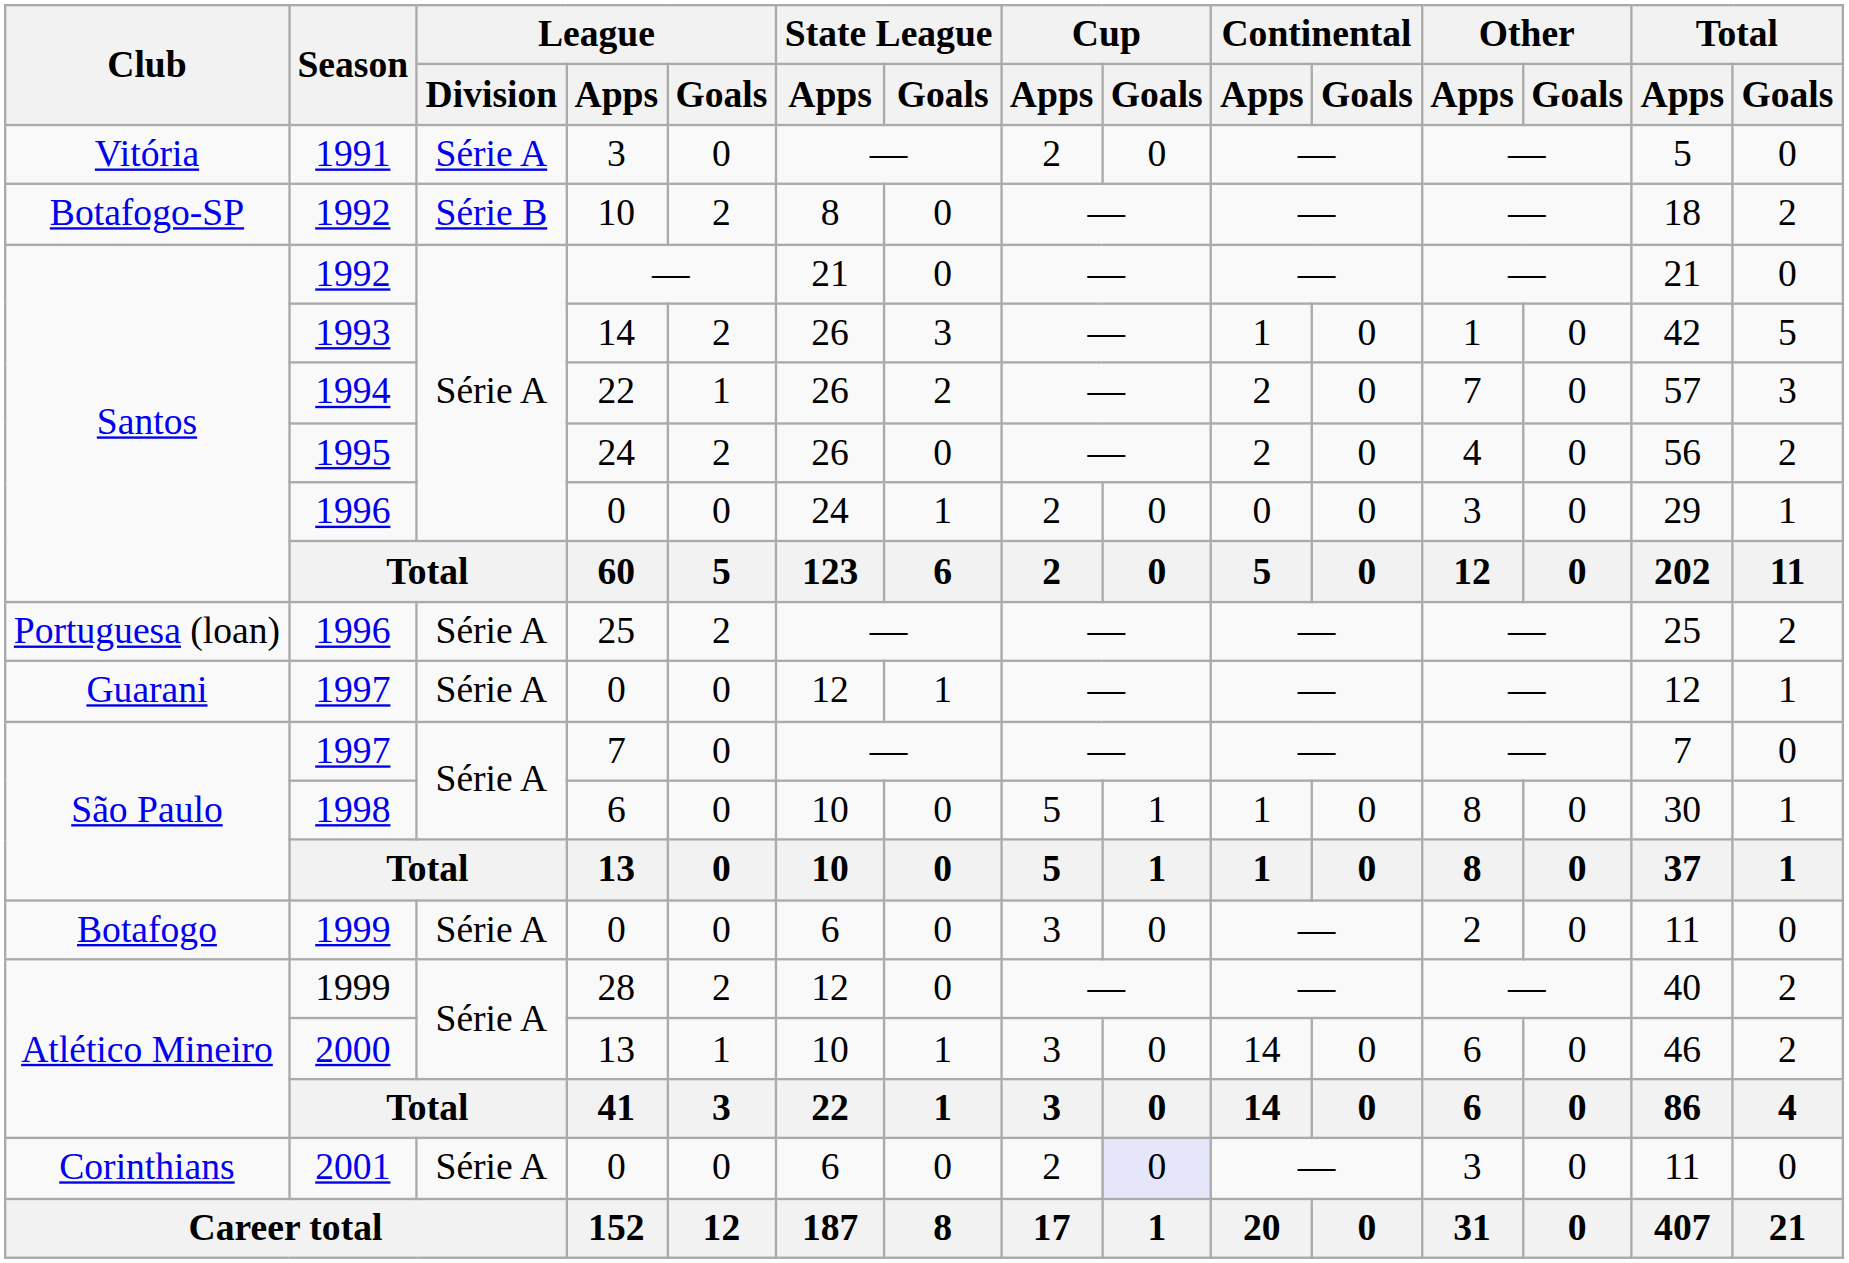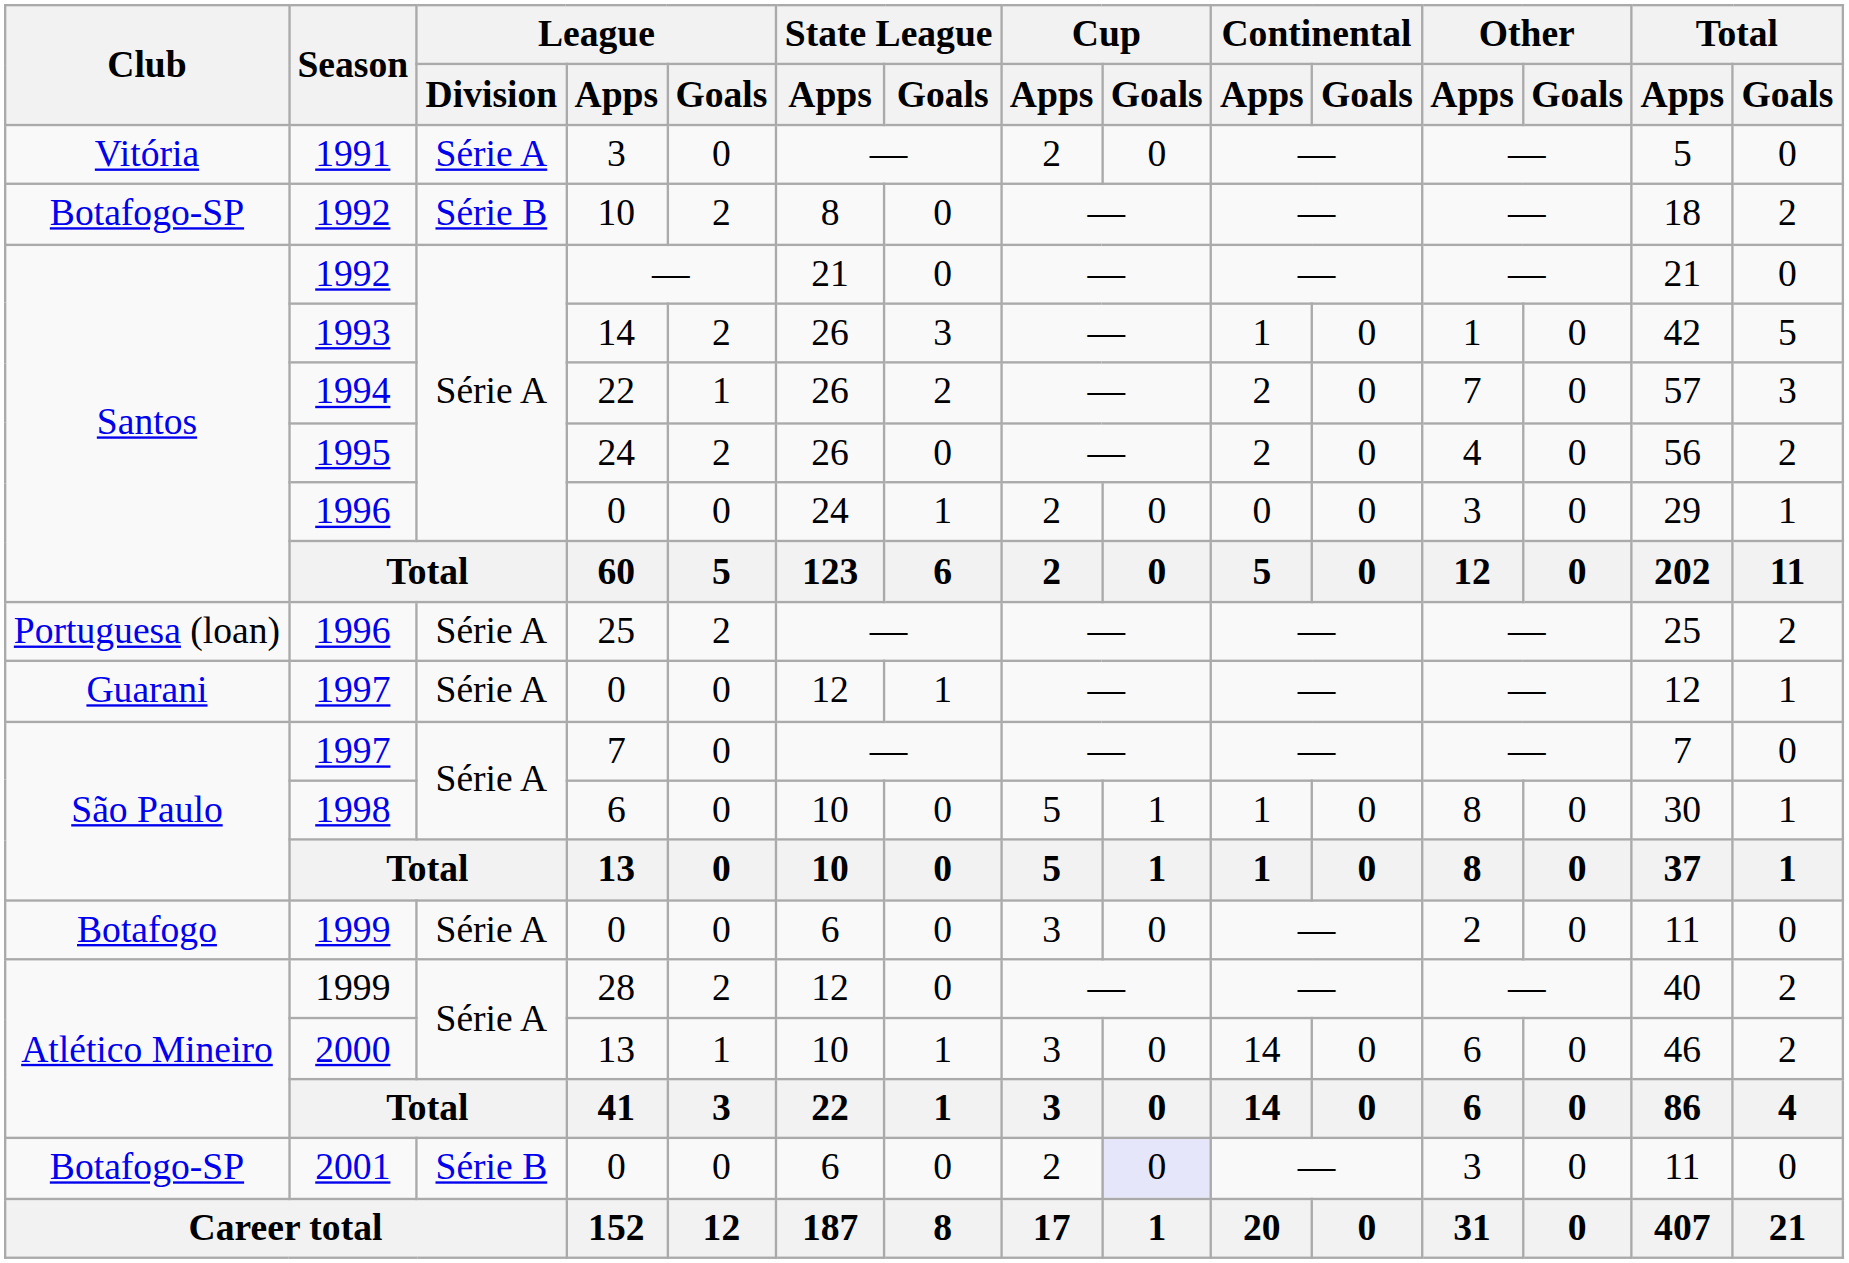(147, 1167) Corinthians -> (147, 1167) Botafogo-SP
(491, 1167) Série A -> (491, 1167) Série B
